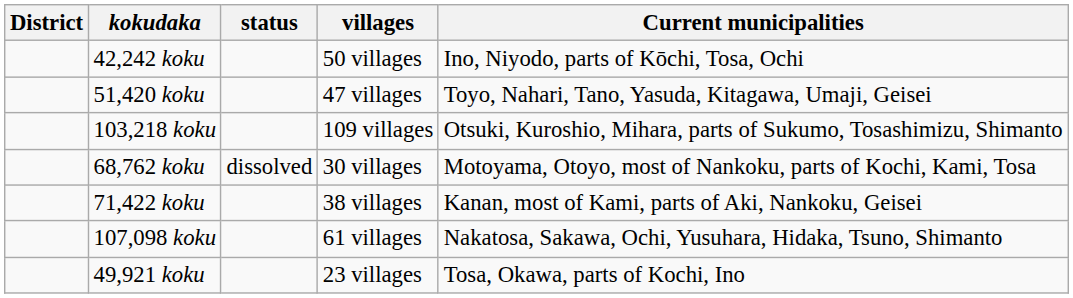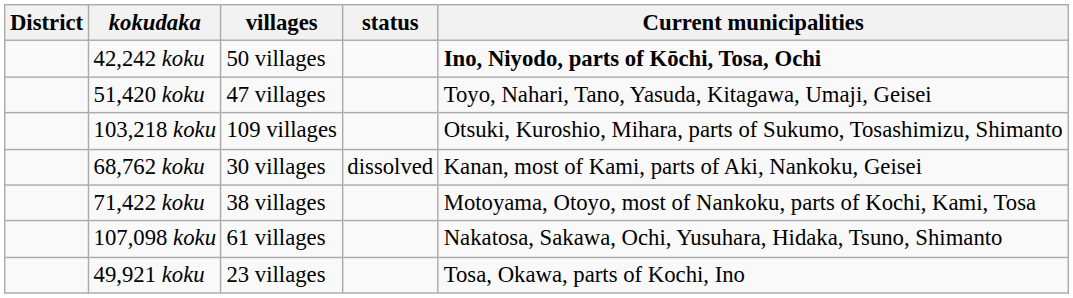columns swapped: (378, 22) <-> (269, 22)
(624, 58) normal -> (632, 58) bold
(740, 166) Motoyama, Otoyo, most of Nankoku, parts of Kochi, Kami, Tosa -> (683, 166) Kanan, most of Kami, parts of Aki, Nankoku, Geisei
(683, 202) Kanan, most of Kami, parts of Aki, Nankoku, Geisei -> (740, 202) Motoyama, Otoyo, most of Nankoku, parts of Kochi, Kami, Tosa
